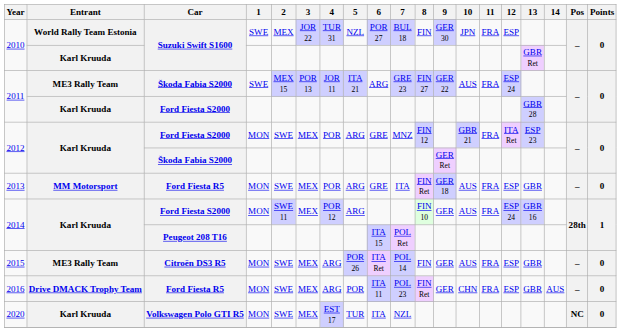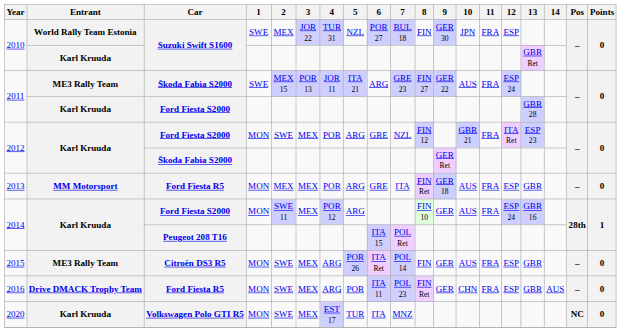(403, 135) MNZ -> (403, 135) NZL
(284, 186) SWE -> (284, 186) MEX
(403, 315) NZL -> (403, 315) MNZ
